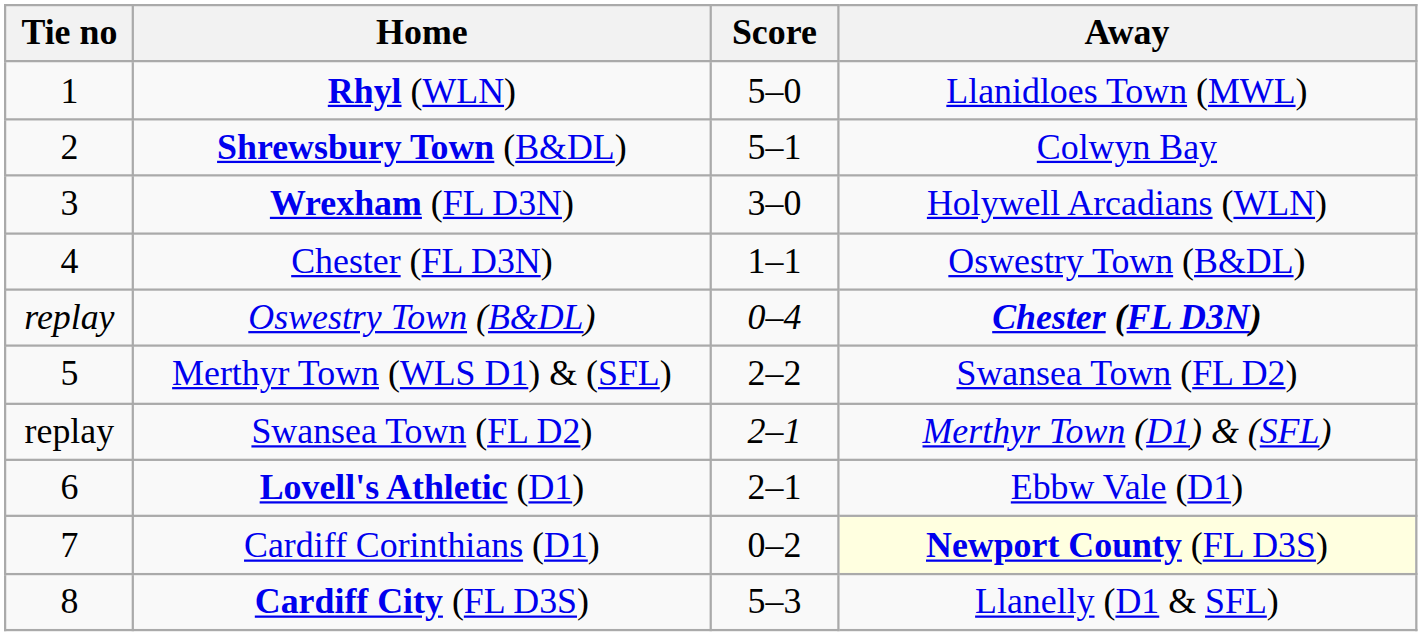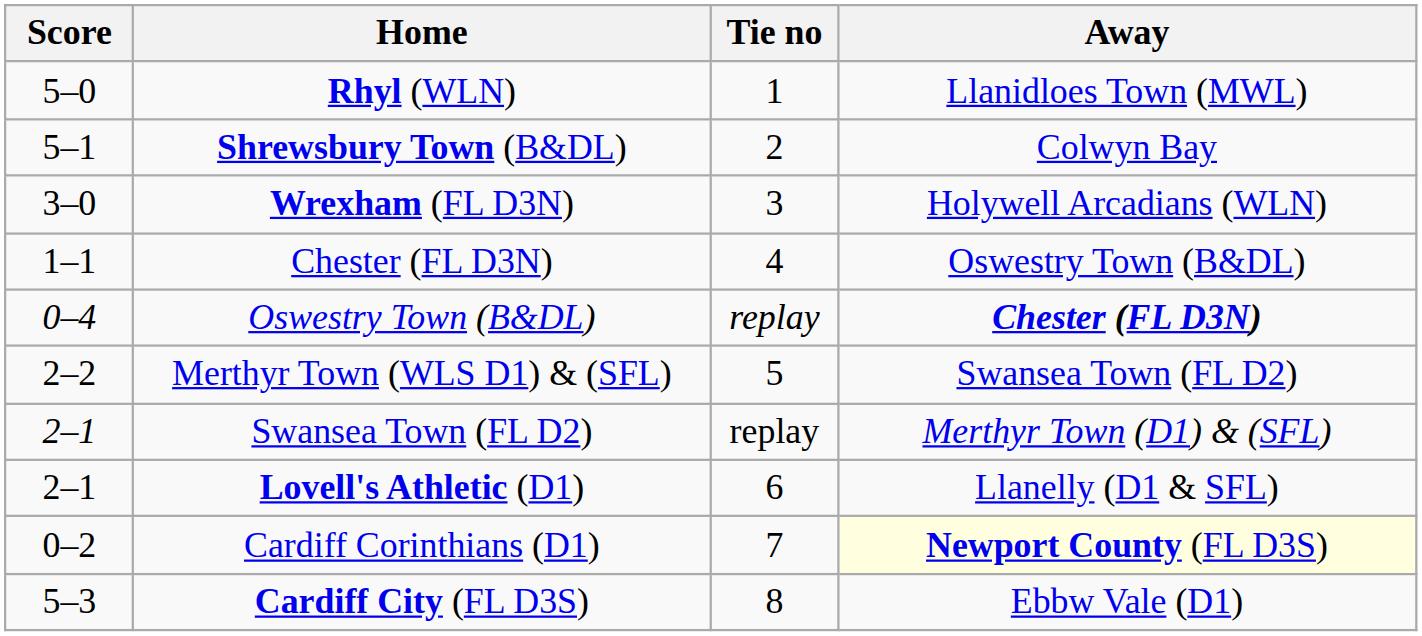columns swapped: (69, 32) <-> (774, 32)
(1127, 487) Ebbw Vale (D1) -> (1127, 487) Llanelly (D1 & SFL)
(1127, 601) Llanelly (D1 & SFL) -> (1127, 601) Ebbw Vale (D1)
